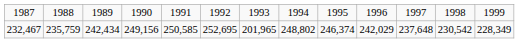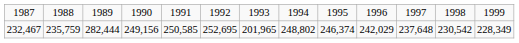(102, 29) 242,434 -> (102, 29) 282,444
